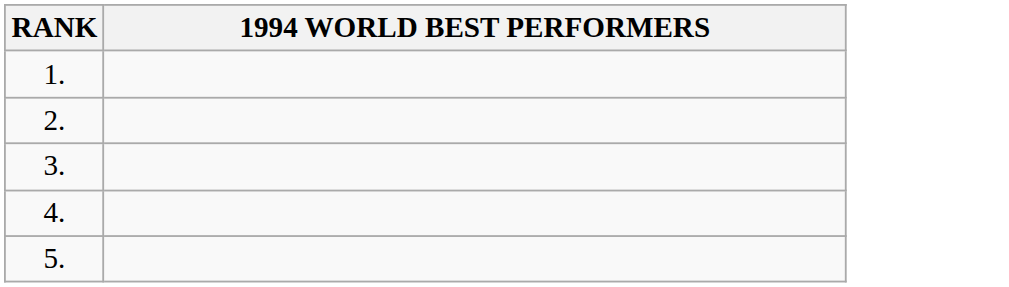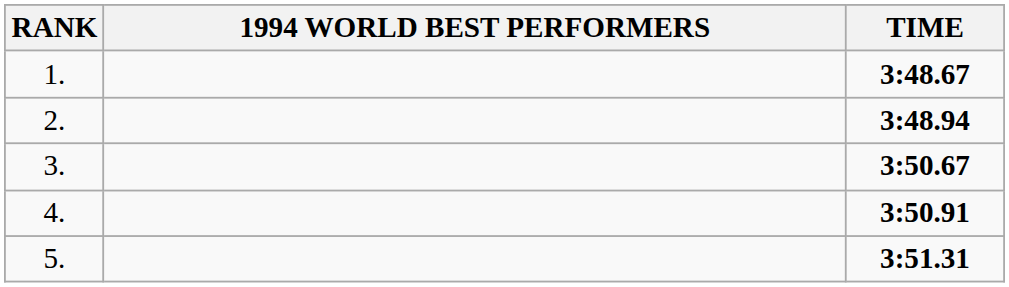+ column: (925, 27)
